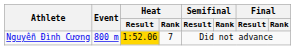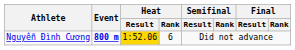(106, 38) normal -> (106, 38) bold
(170, 38) 7 -> (170, 38) 6
